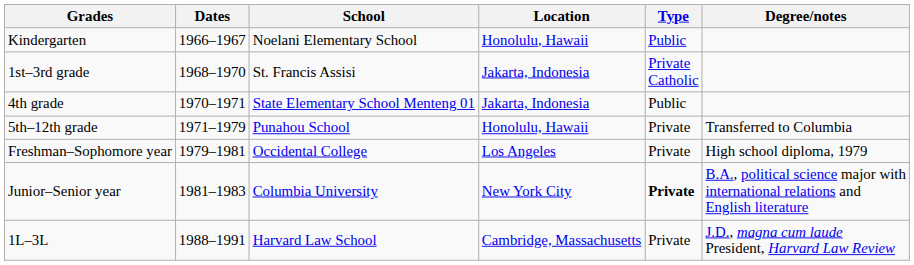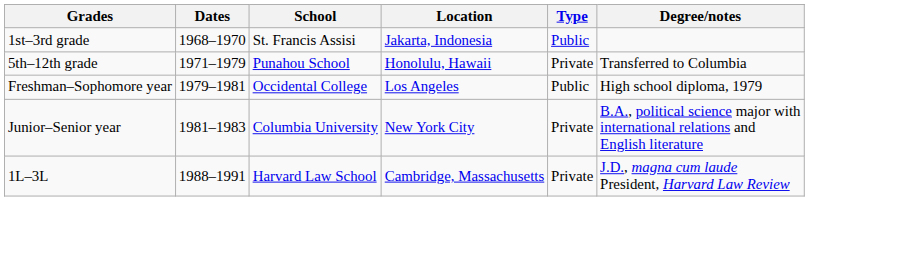- row: (47, 39)
(673, 71) Private Catholic -> (570, 39) Public
- row: (36, 103)
(669, 151) Private -> (570, 87) Public
(671, 191) bold -> (572, 127) normal
